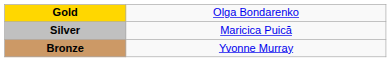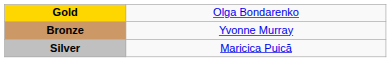rows swapped: (65, 30) <-> (65, 48)
